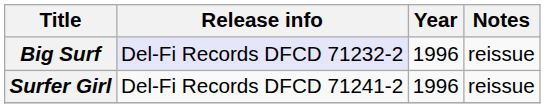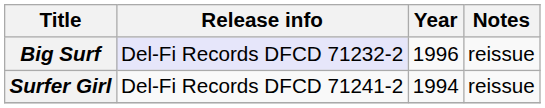(436, 86) 1996 -> (436, 86) 1994
